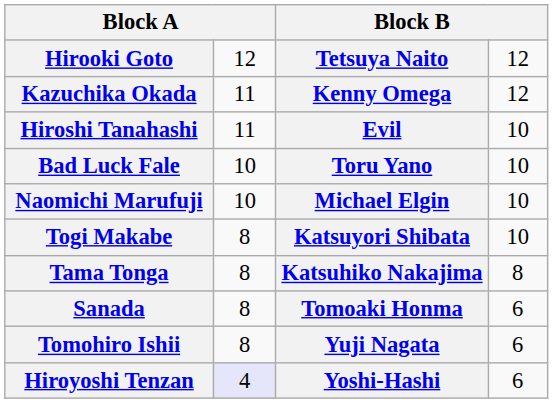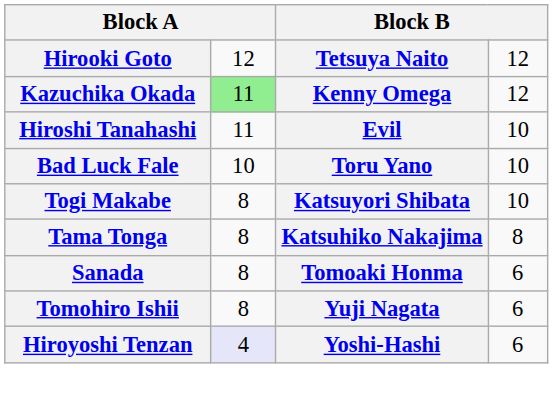(245, 93) no background -> (243, 93) lightgreen background
- row: (109, 201)
